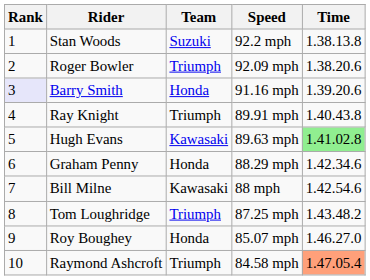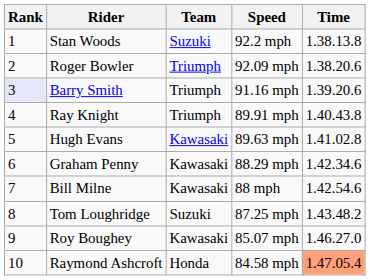(189, 90) Honda -> (195, 90) Triumph
(334, 139) lightgreen background -> (334, 139) no background
(189, 164) Honda -> (199, 164) Kawasaki
(195, 213) Triumph -> (190, 213) Suzuki
(189, 238) Honda -> (199, 238) Kawasaki
(195, 262) Triumph -> (189, 262) Honda
